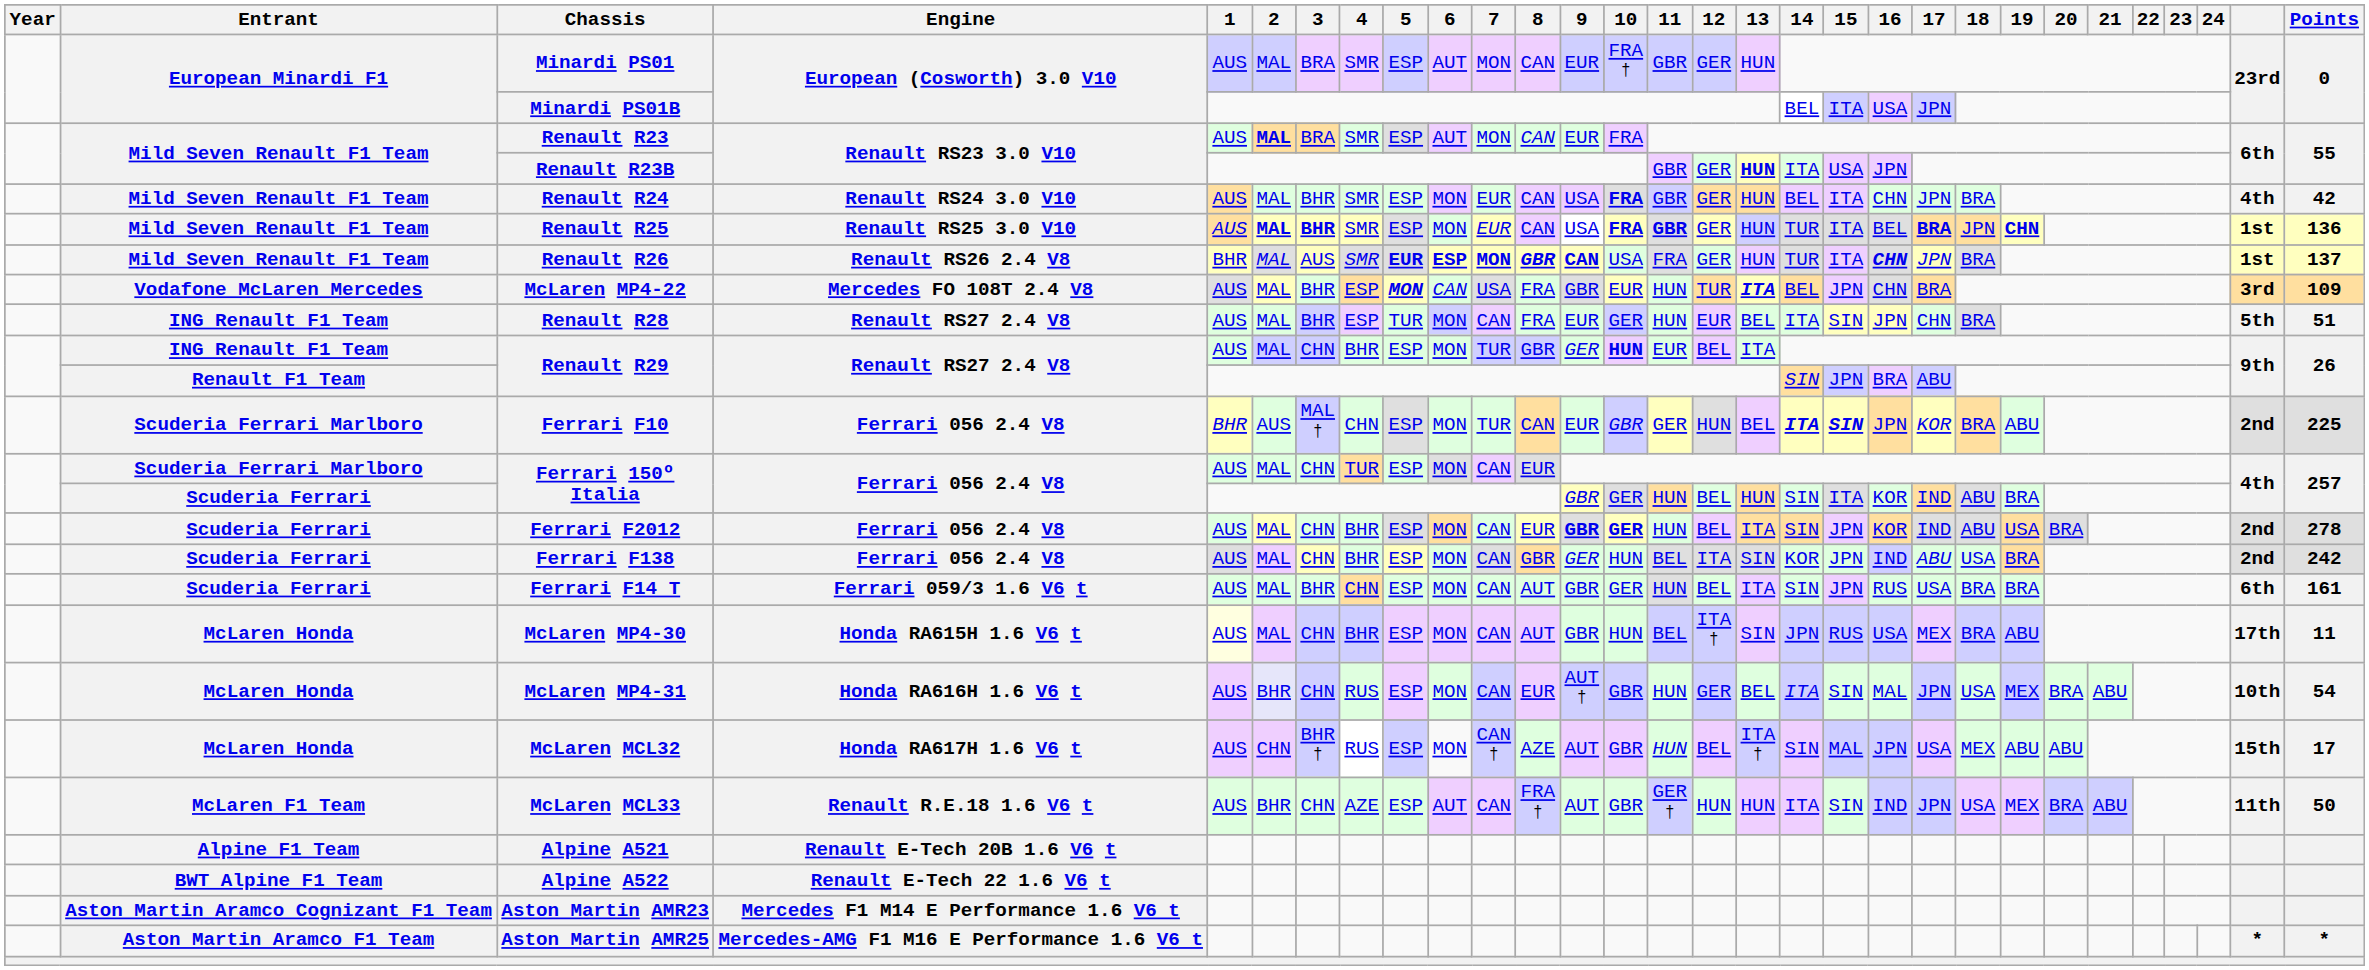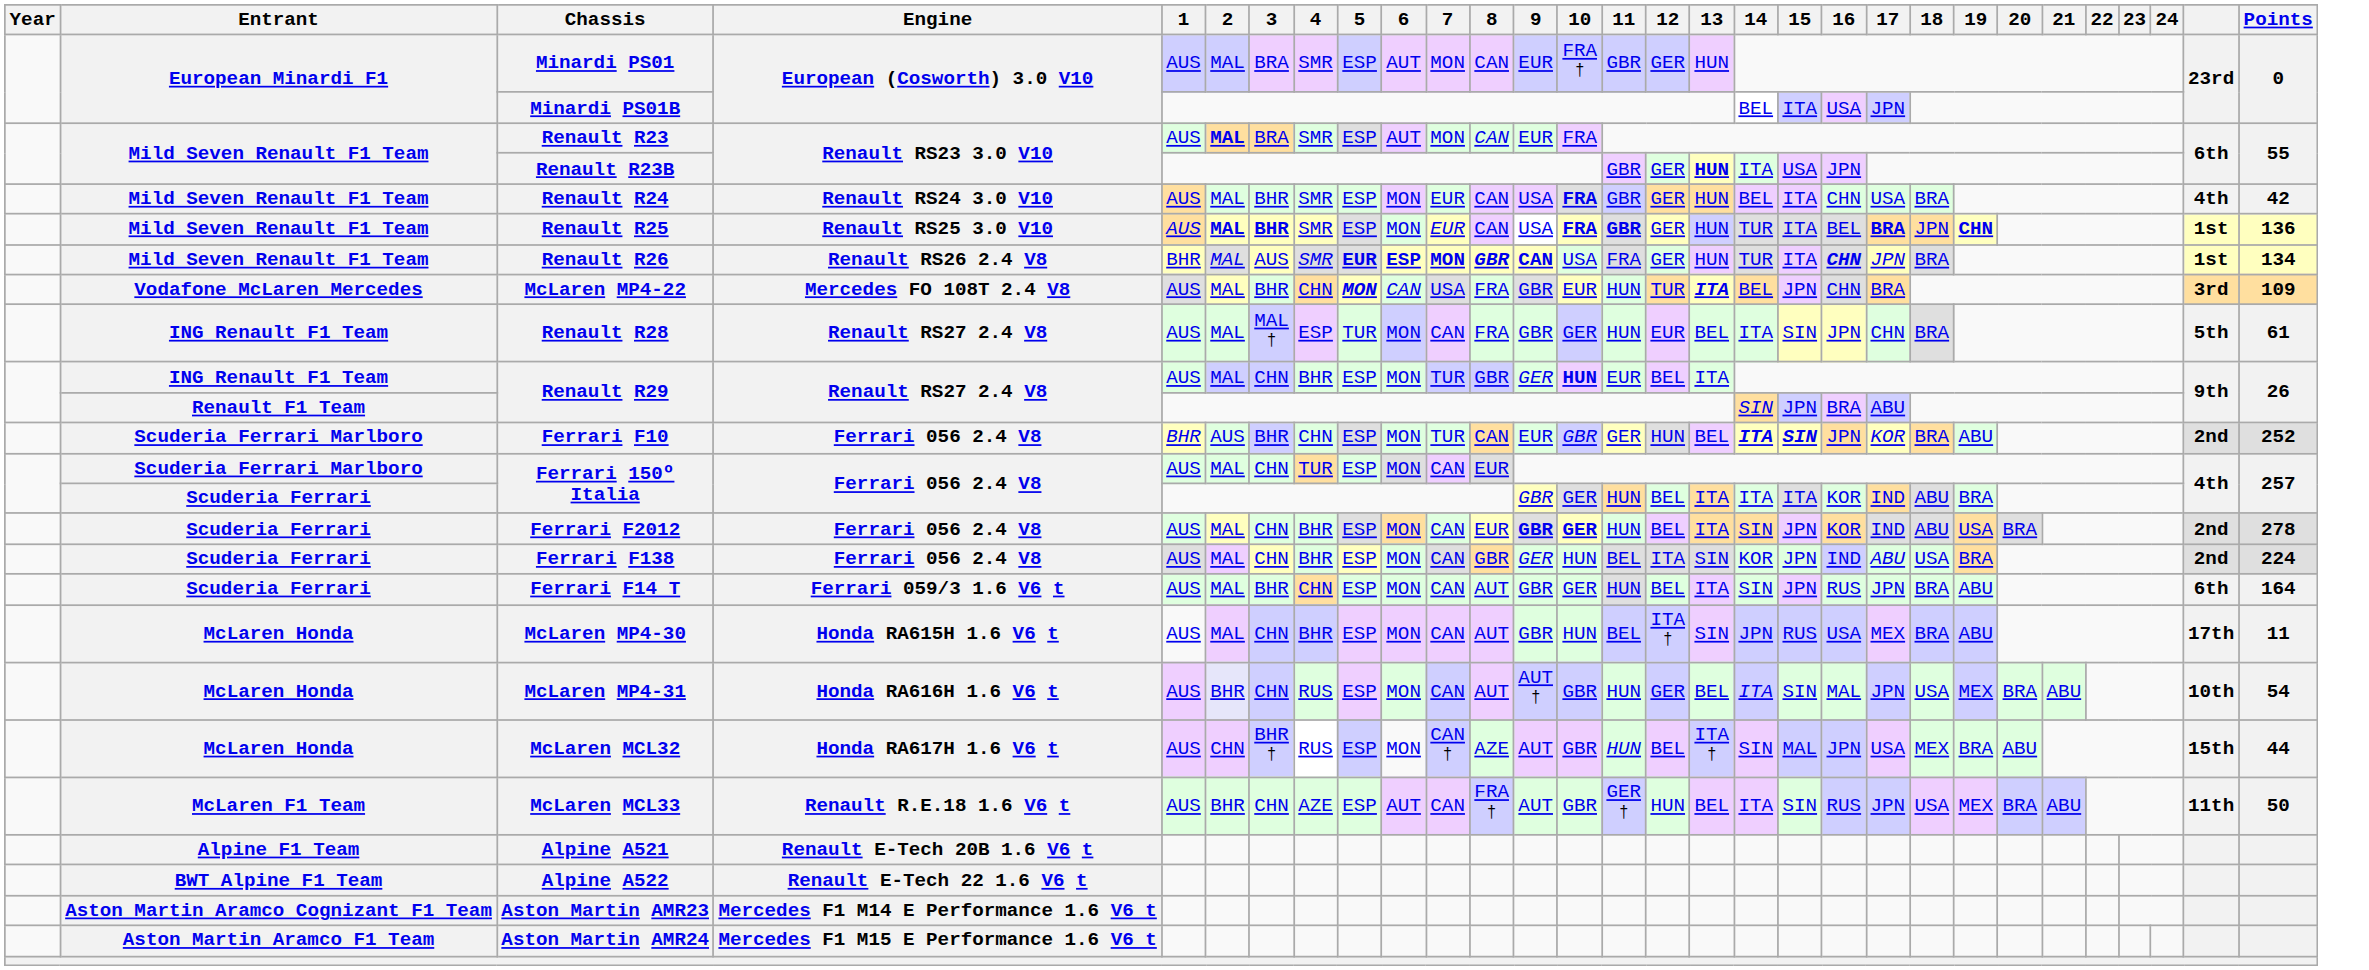(1934, 199) JPN -> (1888, 199) USA
(2324, 259) 137 -> (2278, 259) 134
(1362, 290) ESP -> (1316, 290) CHN
(1318, 320) BHR -> (1272, 329) MAL †
(1582, 320) EUR -> (1536, 334) GBR
(2324, 320) 51 -> (2278, 334) 61
(1318, 420) MAL † -> (1272, 438) BHR
(2324, 424) 225 -> (2278, 438) 252
(1758, 499) HUN -> (1712, 499) ITA
(1802, 499) SIN -> (1756, 499) ITA
(2324, 559) 242 -> (2278, 559) 224
(1934, 589) USA -> (1888, 589) JPN
(2022, 589) BRA -> (1976, 589) ABU
(2324, 589) 161 -> (2278, 589) 164
(1230, 633) lightyellow background -> (1184, 633) no background
(1538, 691) EUR -> (1492, 691) AUT
(2022, 748) ABU -> (1976, 748) BRA
(2324, 748) 17 -> (2278, 748) 44
(1758, 806) HUN -> (1712, 806) BEL
(1890, 806) IND -> (1844, 806) RUS
+ row: (279, 941)
- row: (279, 941)
